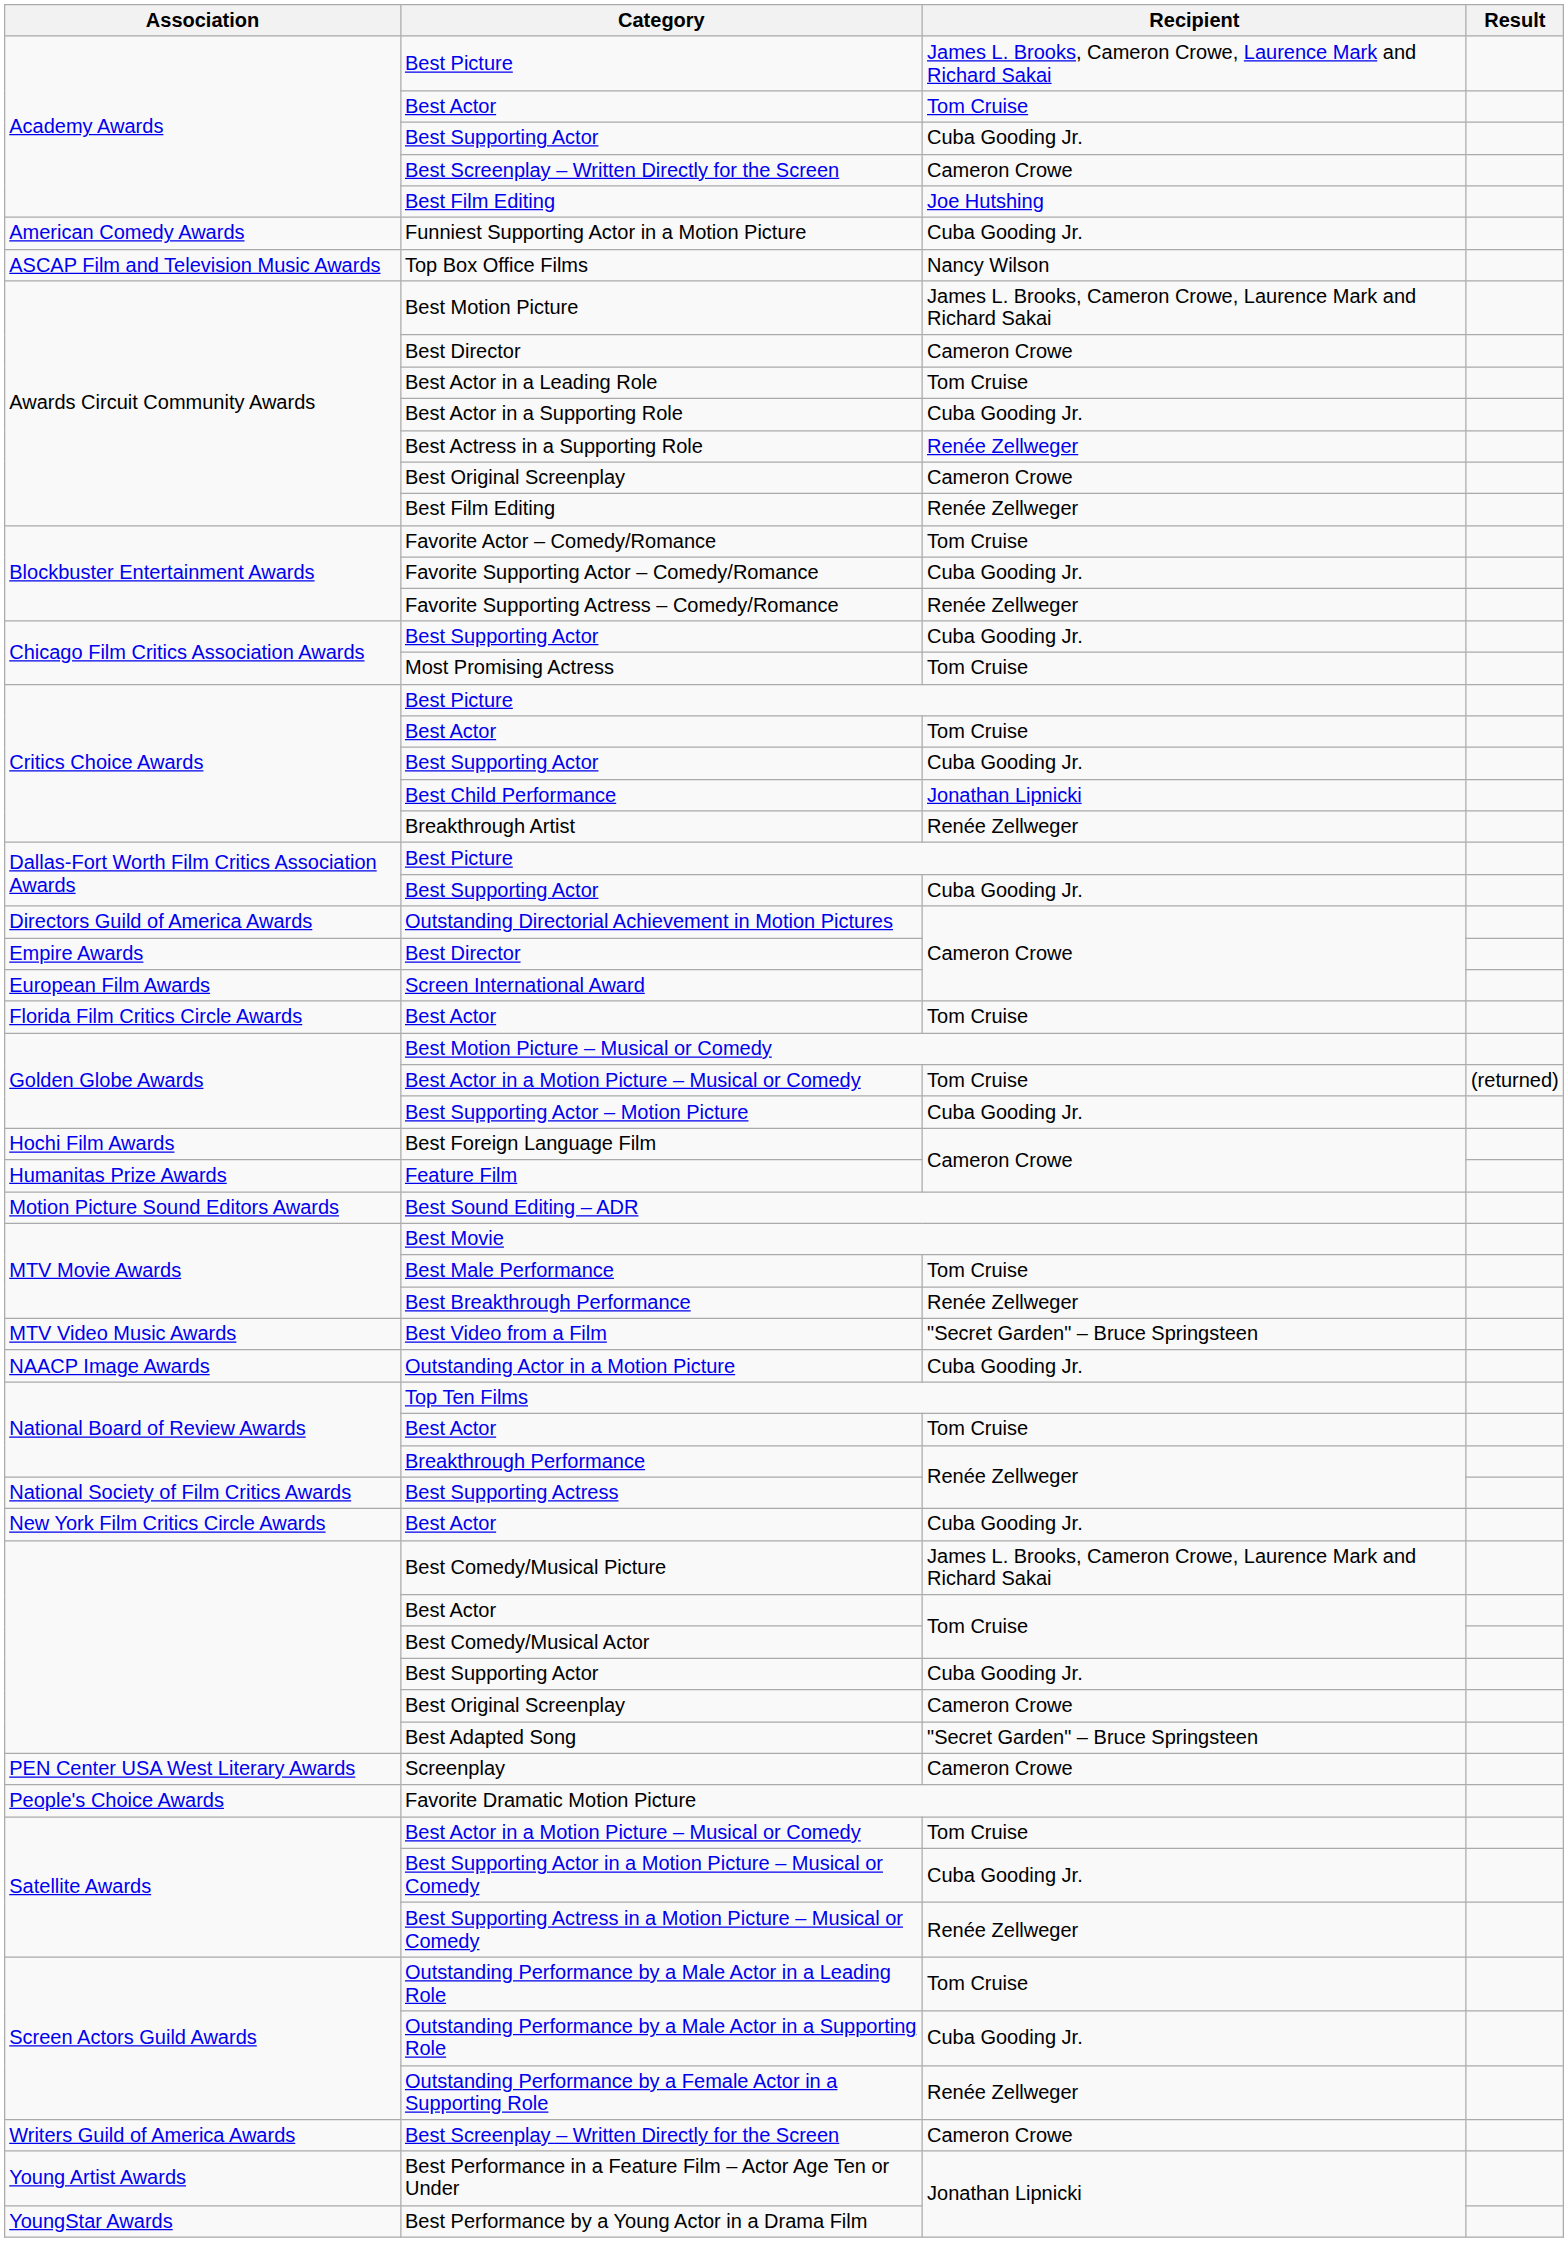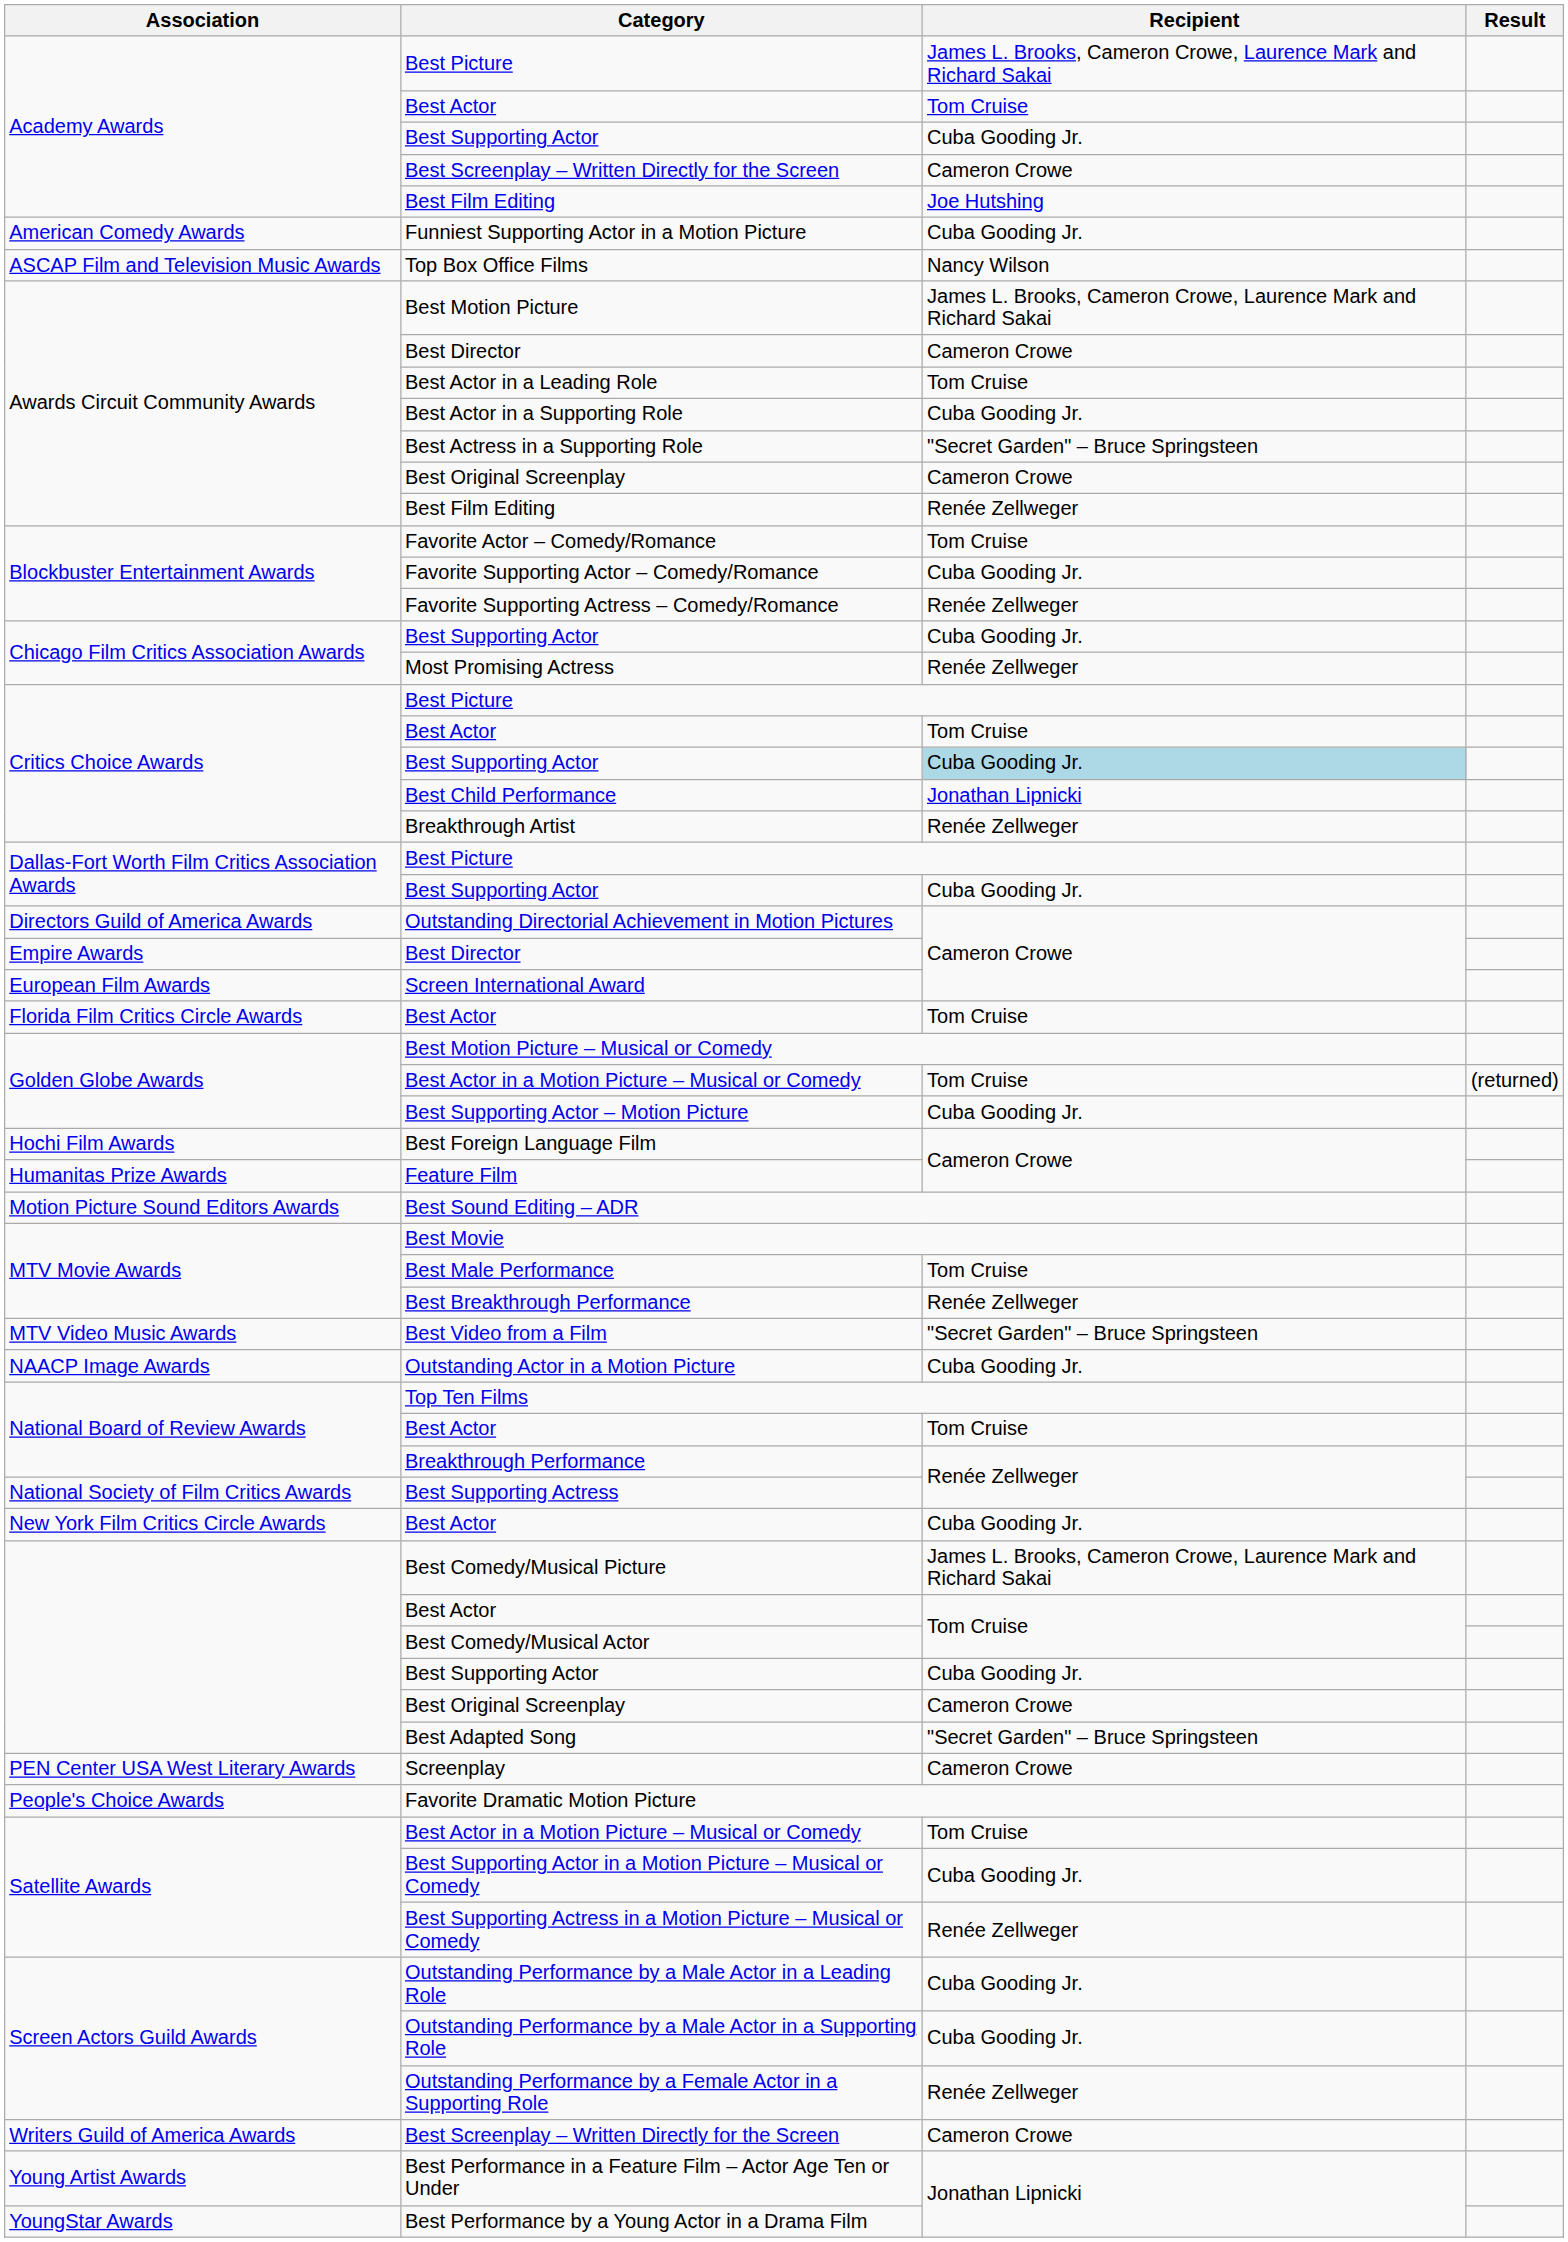(1003, 445) Renée Zellweger -> (1093, 445) "Secret Garden" – Bruce Springsteen
(978, 668) Tom Cruise -> (1003, 668) Renée Zellweger
(1005, 763) no background -> (1005, 763) lightblue background
(978, 1983) Tom Cruise -> (1005, 1983) Cuba Gooding Jr.
